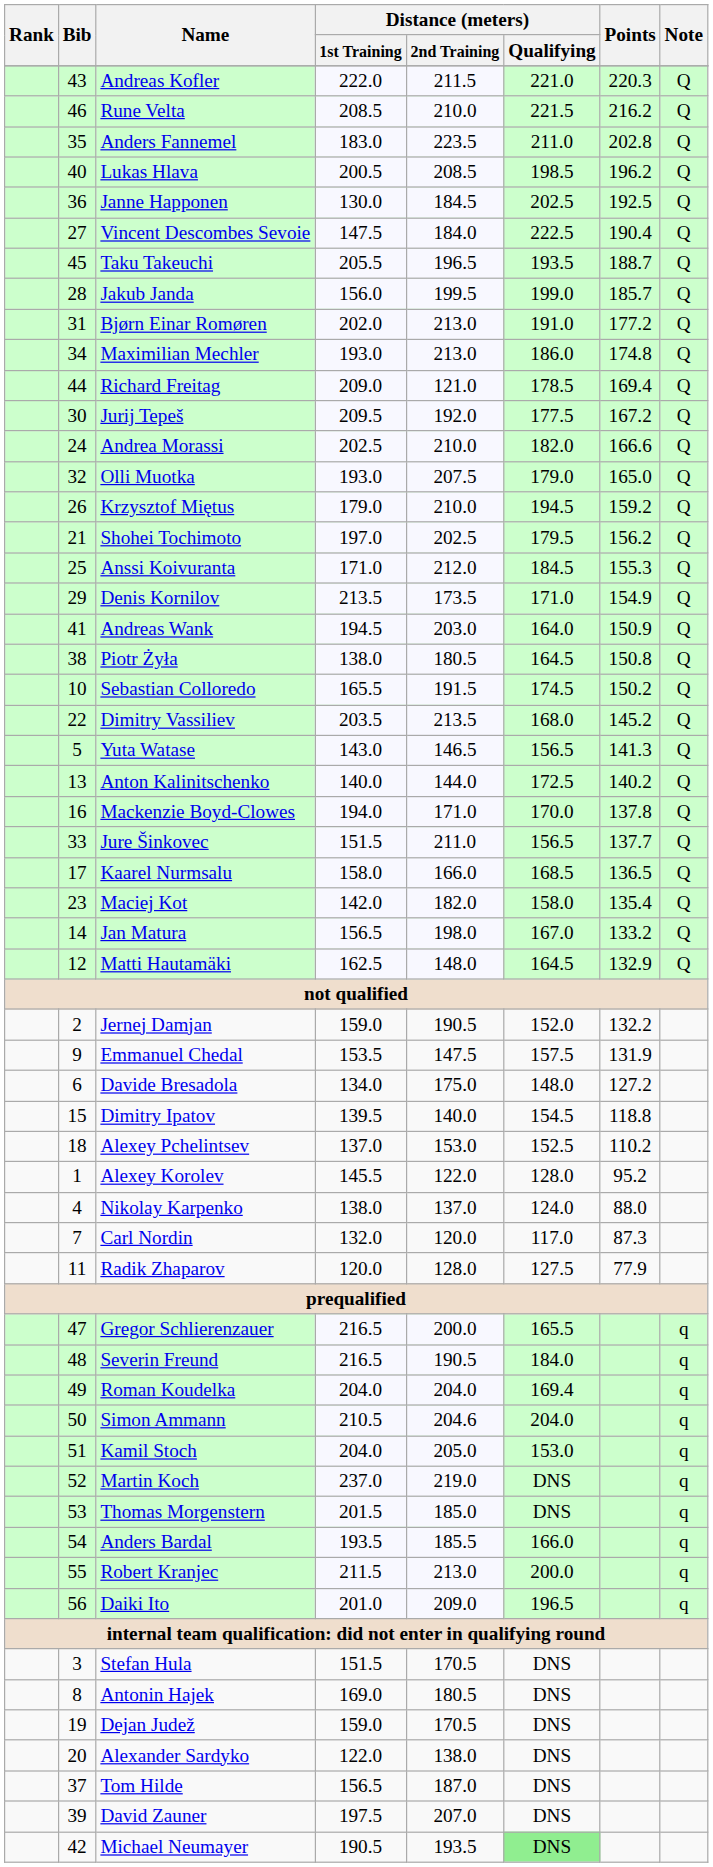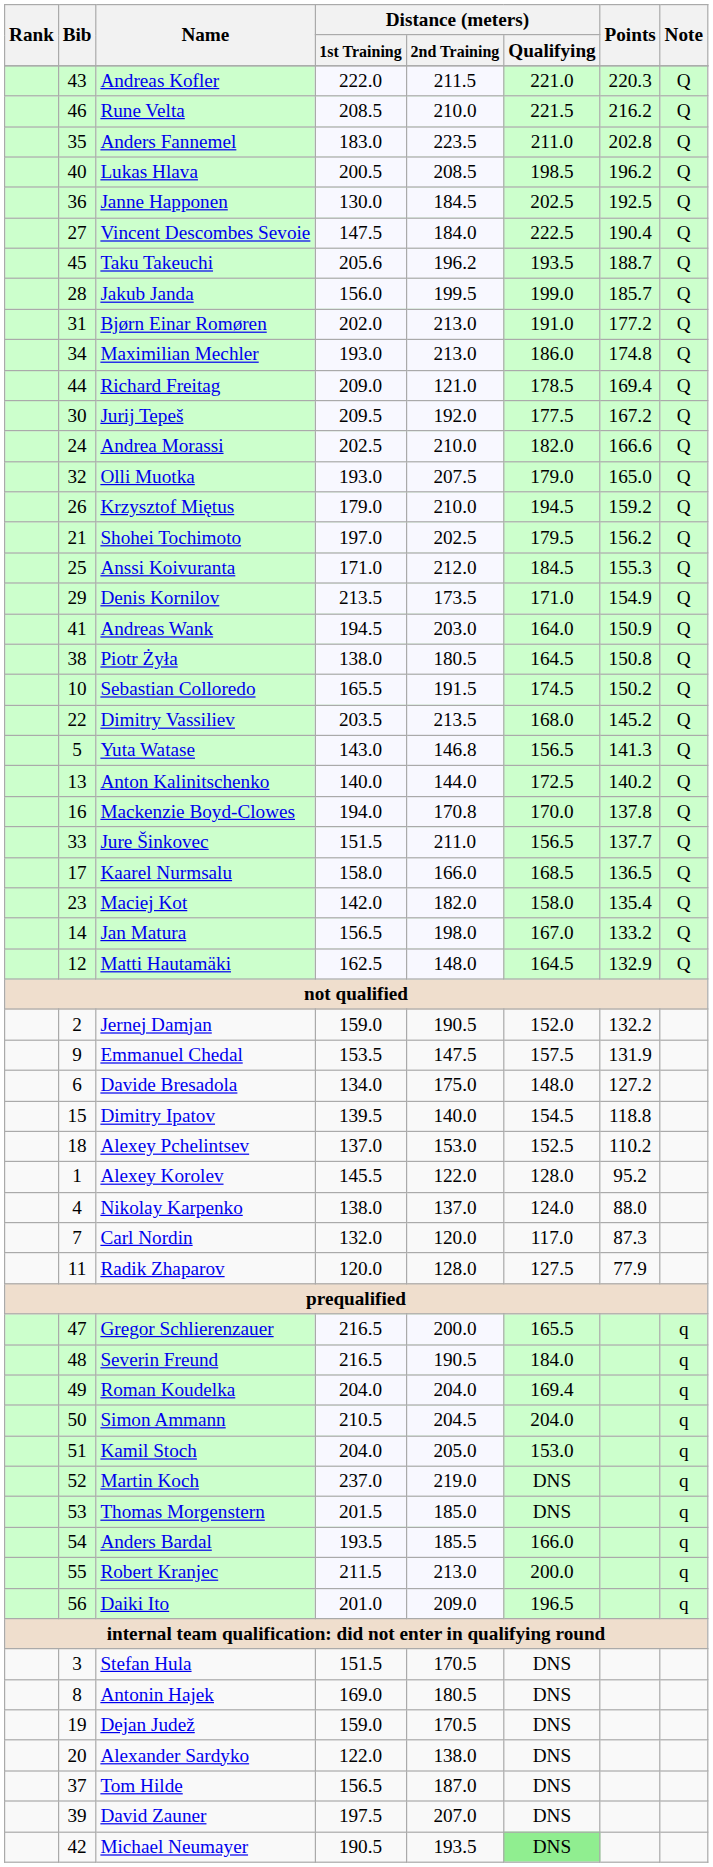(360, 263) 205.5 -> (360, 263) 205.6
(455, 263) 196.5 -> (455, 263) 196.2
(455, 750) 146.5 -> (455, 750) 146.8
(455, 811) 171.0 -> (455, 811) 170.8
(455, 1420) 204.6 -> (455, 1420) 204.5
